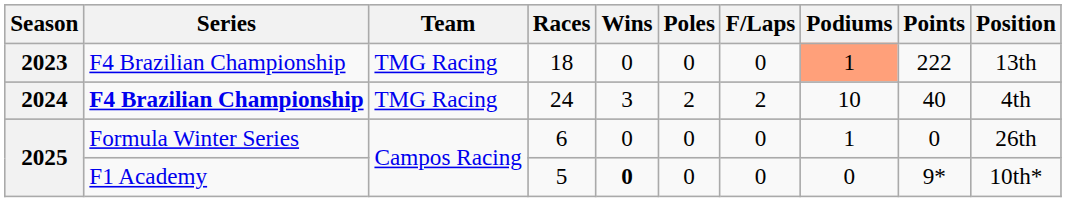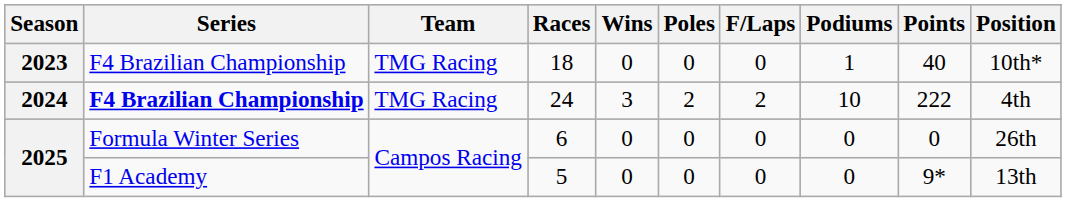(849, 62) lightsalmon background -> (849, 62) no background
(934, 62) 222 -> (934, 62) 40
(1016, 62) 13th -> (1016, 62) 10th*
(934, 100) 40 -> (934, 100) 222
(849, 138) 1 -> (849, 138) 0
(627, 176) bold -> (627, 176) normal
(1016, 176) 10th* -> (1016, 176) 13th
